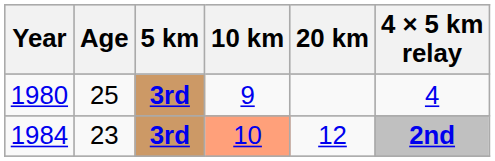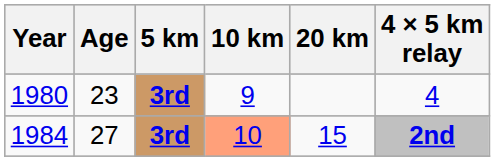(104, 94) 25 -> (104, 94) 23
(104, 135) 23 -> (104, 135) 27
(333, 135) 12 -> (333, 135) 15
